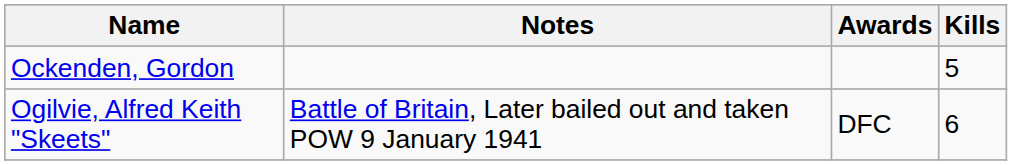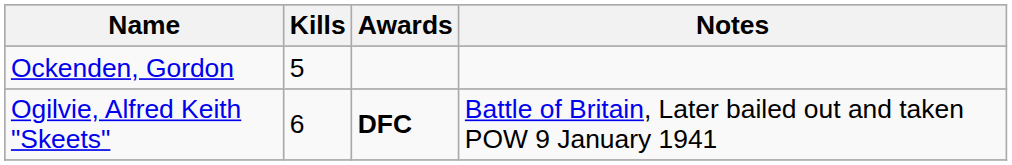columns swapped: (972, 25) <-> (558, 25)
(865, 124) normal -> (385, 124) bold
